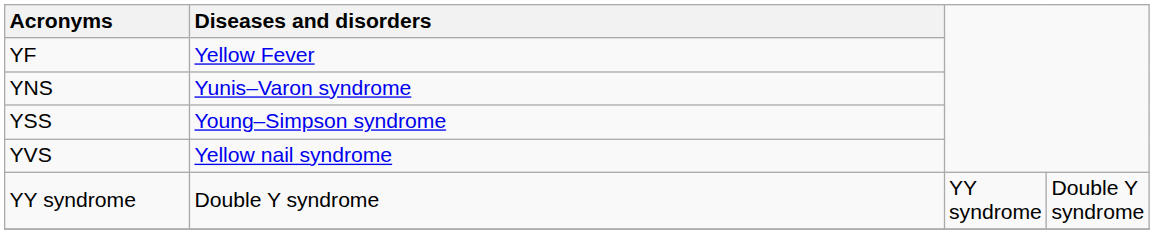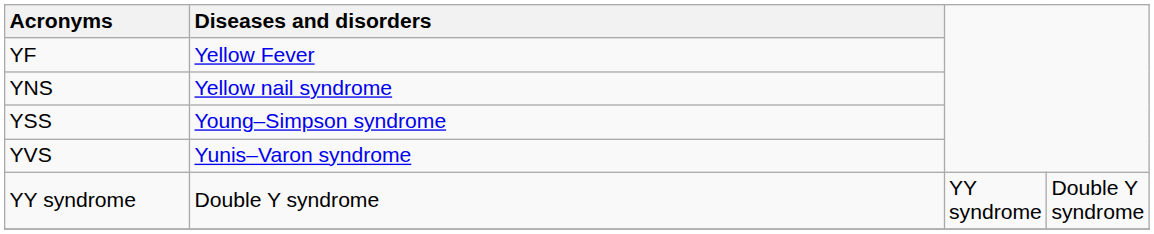(303, 88) Yunis–Varon syndrome -> (293, 88) Yellow nail syndrome
(293, 155) Yellow nail syndrome -> (303, 155) Yunis–Varon syndrome
